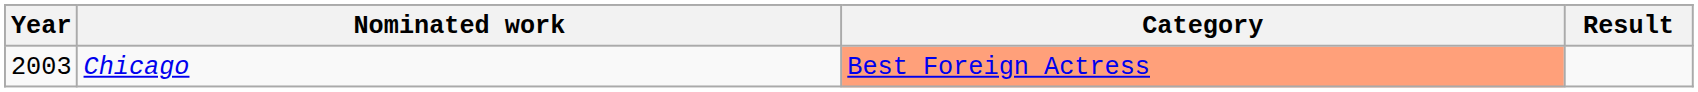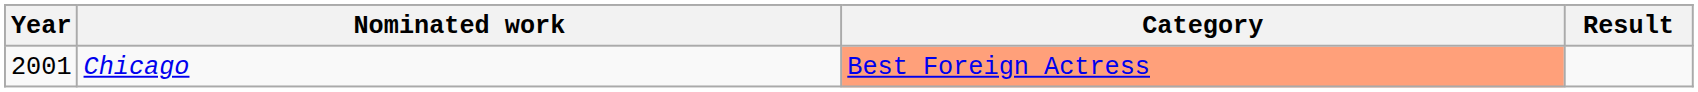(41, 67) 2003 -> (41, 67) 2001
